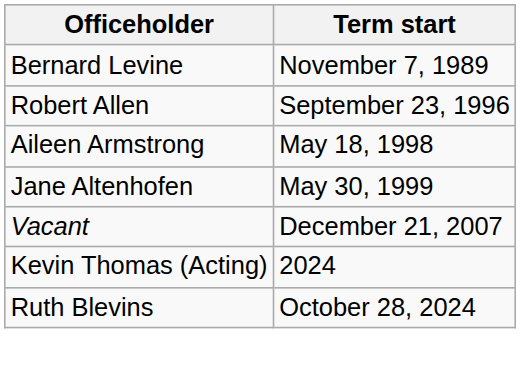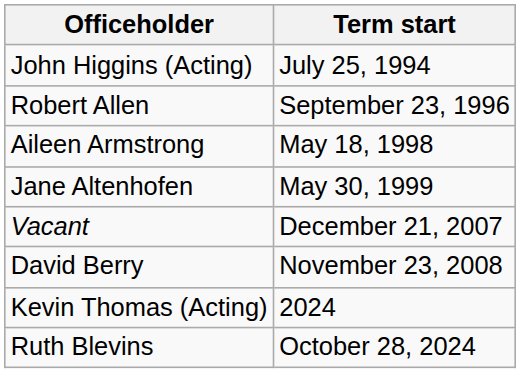- row: (97, 65)
+ row: (132, 65)
+ row: (77, 266)
